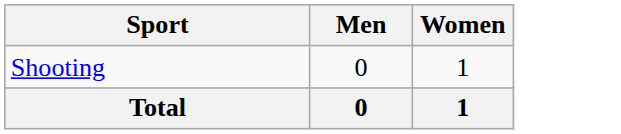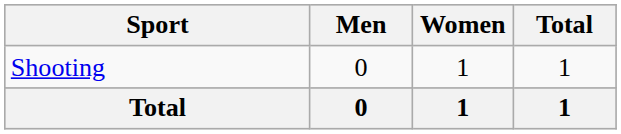+ column: (564, 25)
